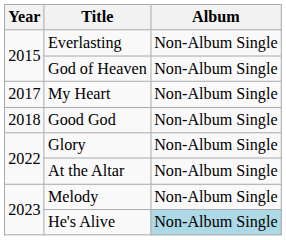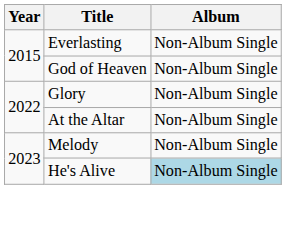- row: (79, 94)
- row: (82, 119)
